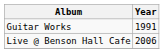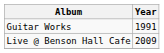(146, 41) 2006 -> (146, 41) 2009
